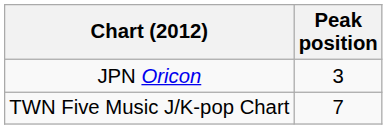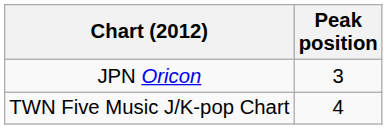(338, 107) 7 -> (338, 107) 4
